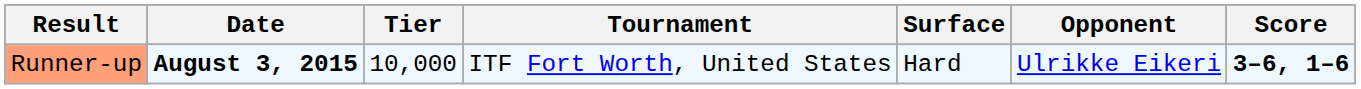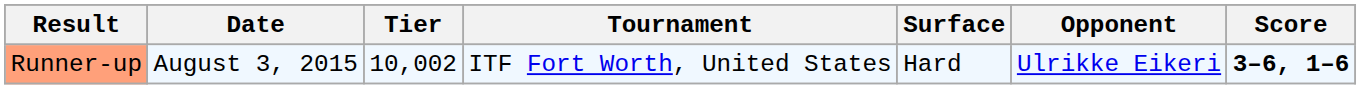(256, 64) bold -> (256, 64) normal
(413, 64) 10,000 -> (413, 64) 10,002
